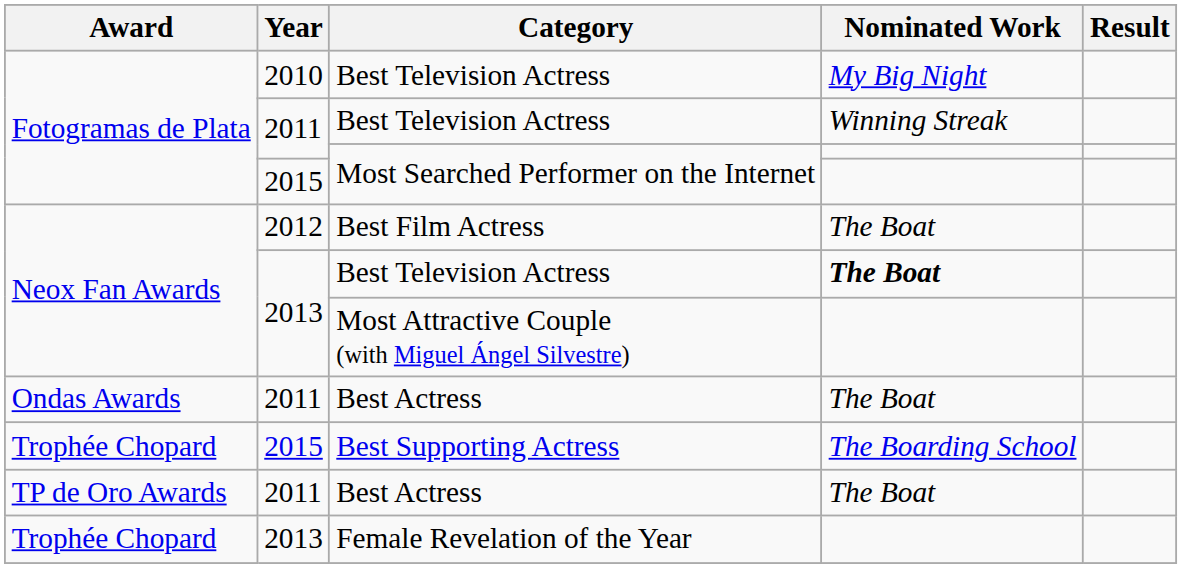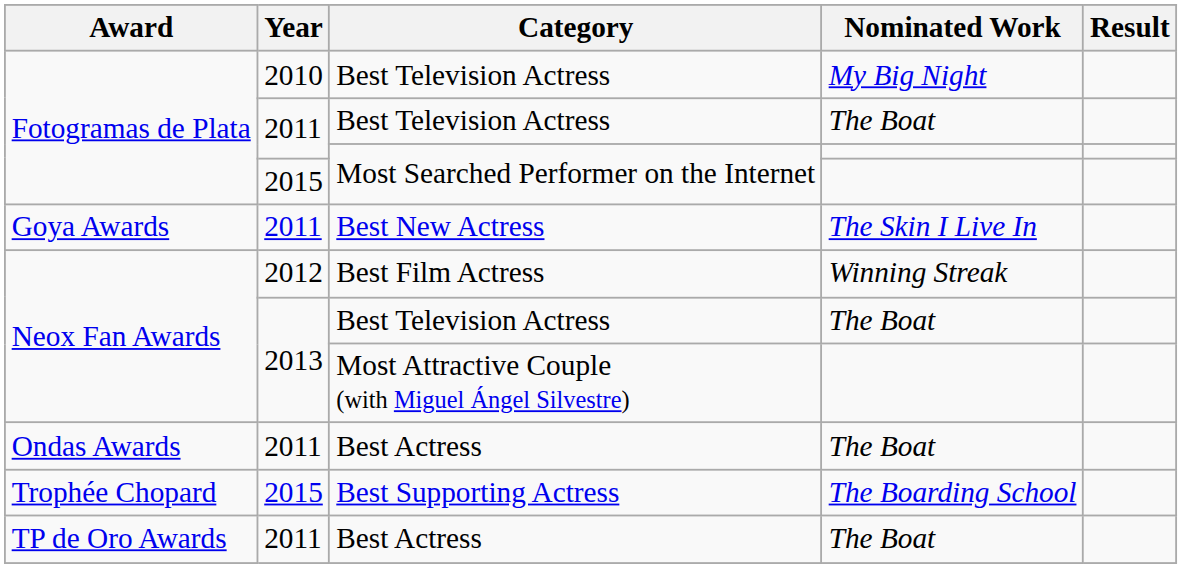(918, 120) Winning Streak -> (882, 120) The Boat
+ row: (293, 226)
(882, 226) The Boat -> (918, 273) Winning Streak
(884, 273) bold -> (882, 319) normal
- row: (294, 538)
